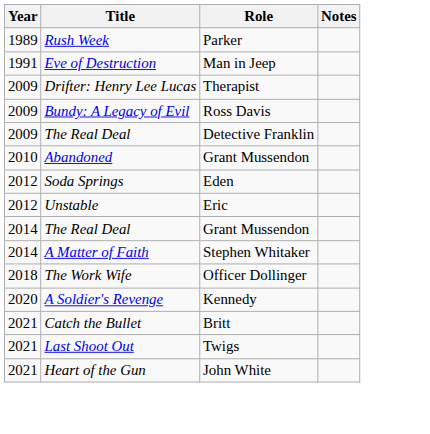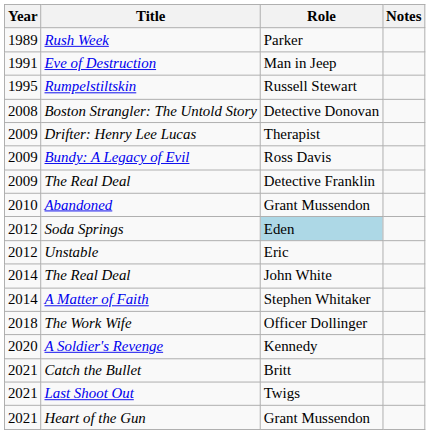+ row: (23, 87)
+ row: (23, 110)
(218, 181) no background -> (279, 228) lightblue background
(256, 228) Grant Mussendon -> (298, 275) John White
(237, 370) John White -> (317, 417) Grant Mussendon
